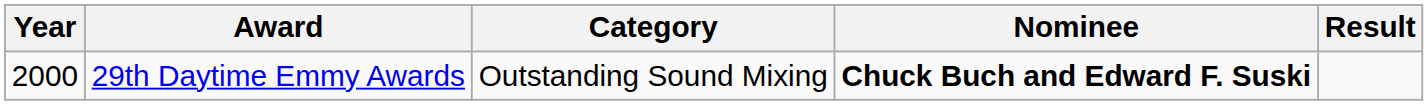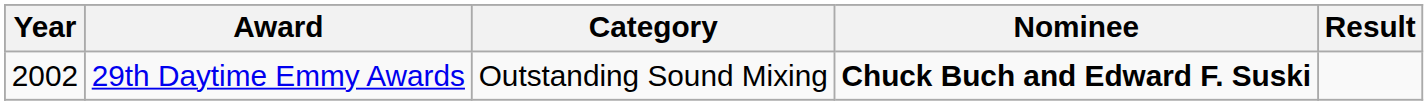(45, 75) 2000 -> (45, 75) 2002
